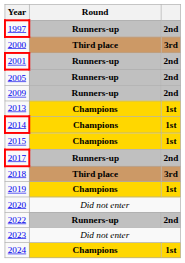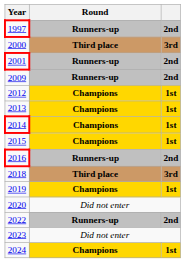- row: (17, 78)
+ row: (17, 93)
+ row: (17, 158)
- row: (17, 158)
